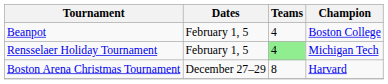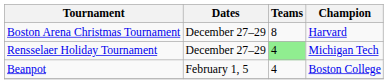rows swapped: (94, 69) <-> (27, 32)
(217, 50) February 1, 5 -> (226, 50) December 27–29
